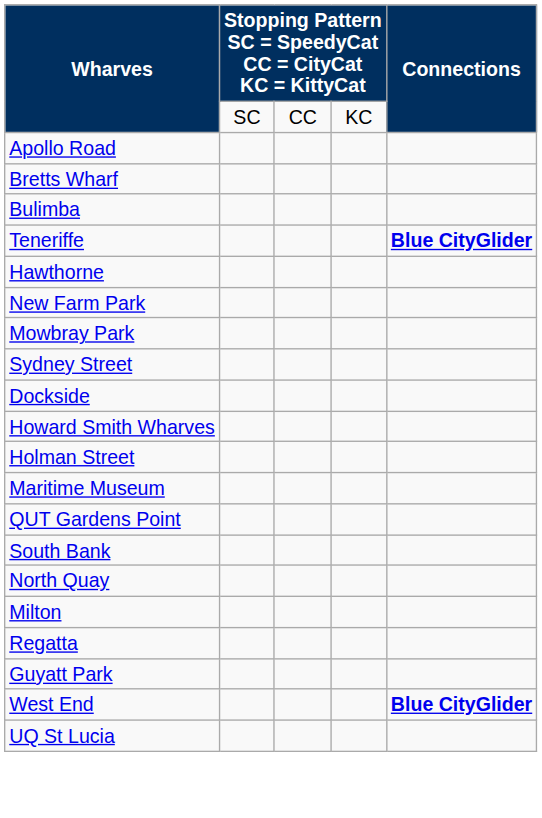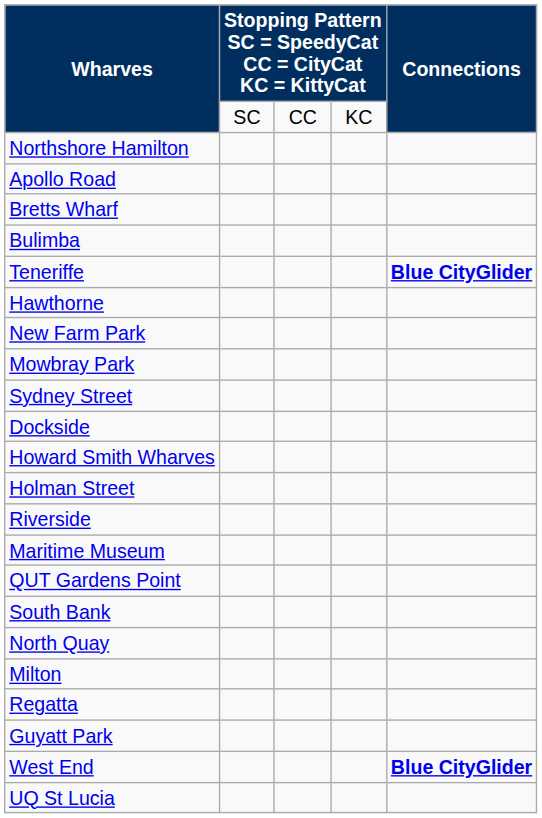+ row: (99, 148)
+ row: (50, 519)
